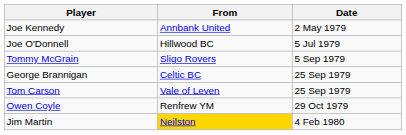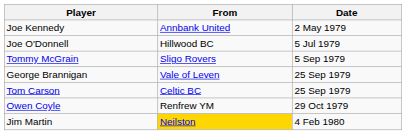(181, 75) Celtic BC -> (190, 75) Vale of Leven
(190, 91) Vale of Leven -> (181, 91) Celtic BC
